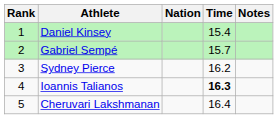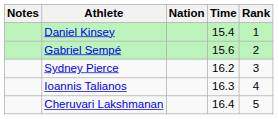columns swapped: (21, 13) <-> (254, 13)
(219, 50) 15.7 -> (223, 50) 15.6
(219, 86) bold -> (223, 86) normal
